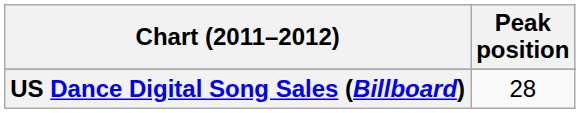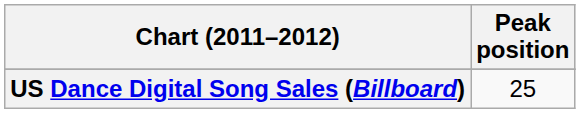(523, 88) 28 -> (523, 88) 25
